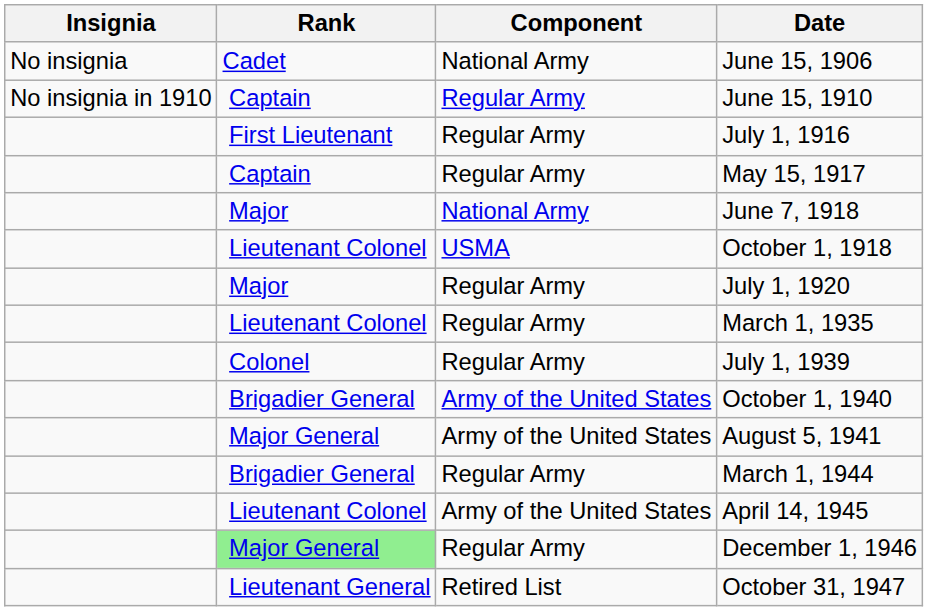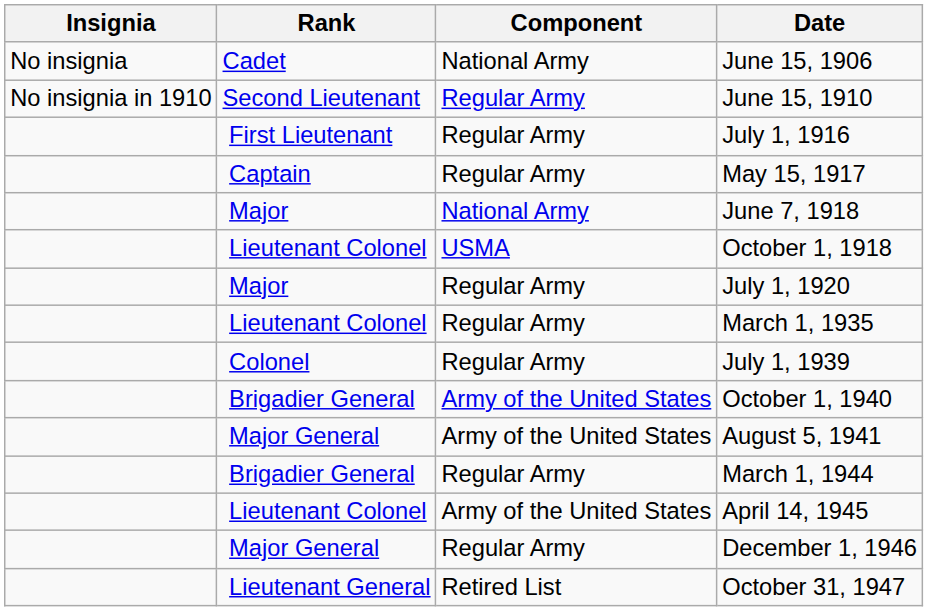(267, 98) Captain -> (321, 98) Second Lieutenant
(301, 549) lightgreen background -> (301, 549) no background
